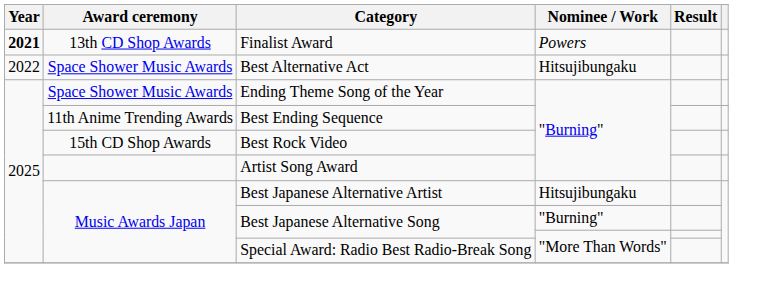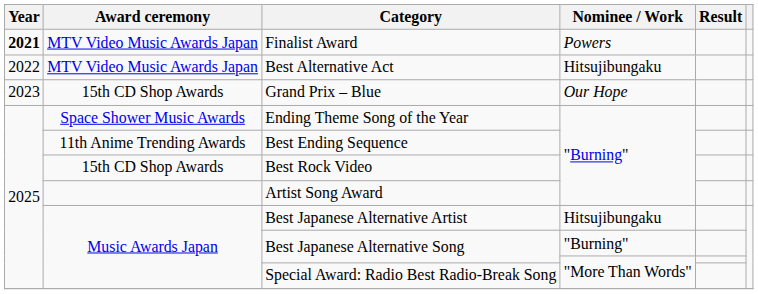(140, 42) 13th CD Shop Awards -> (153, 42) MTV Video Music Awards Japan
(140, 67) Space Shower Music Awards -> (153, 67) MTV Video Music Awards Japan
+ row: (323, 92)
